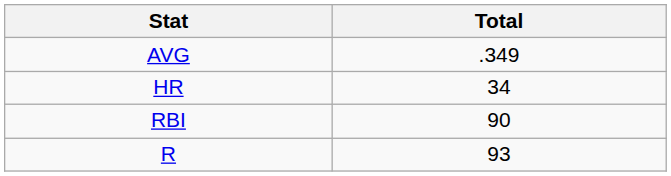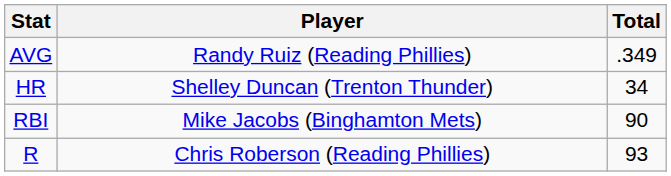+ column: (332, 21)
